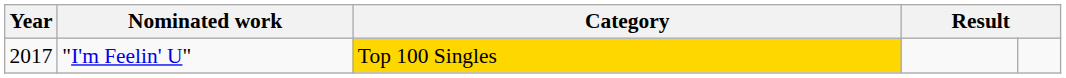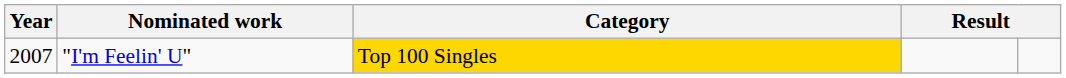(31, 55) 2017 -> (31, 55) 2007
